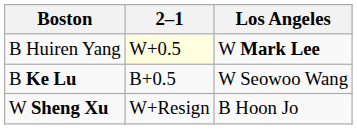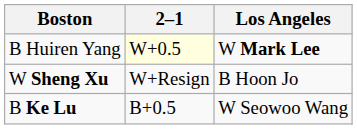rows swapped: (59, 108) <-> (43, 78)
